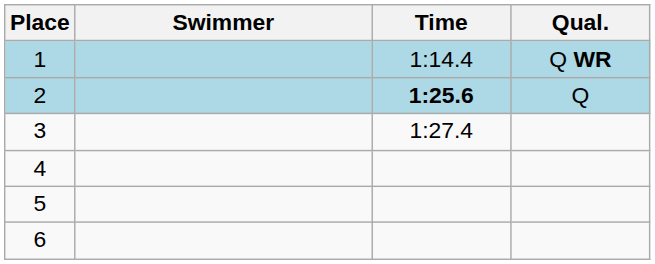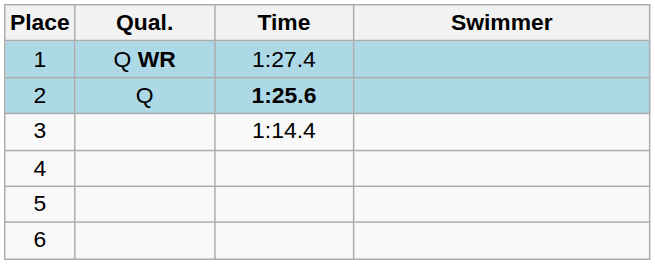columns swapped: (223, 22) <-> (580, 22)
(441, 58) 1:14.4 -> (284, 58) 1:27.4
(441, 131) 1:27.4 -> (284, 131) 1:14.4
